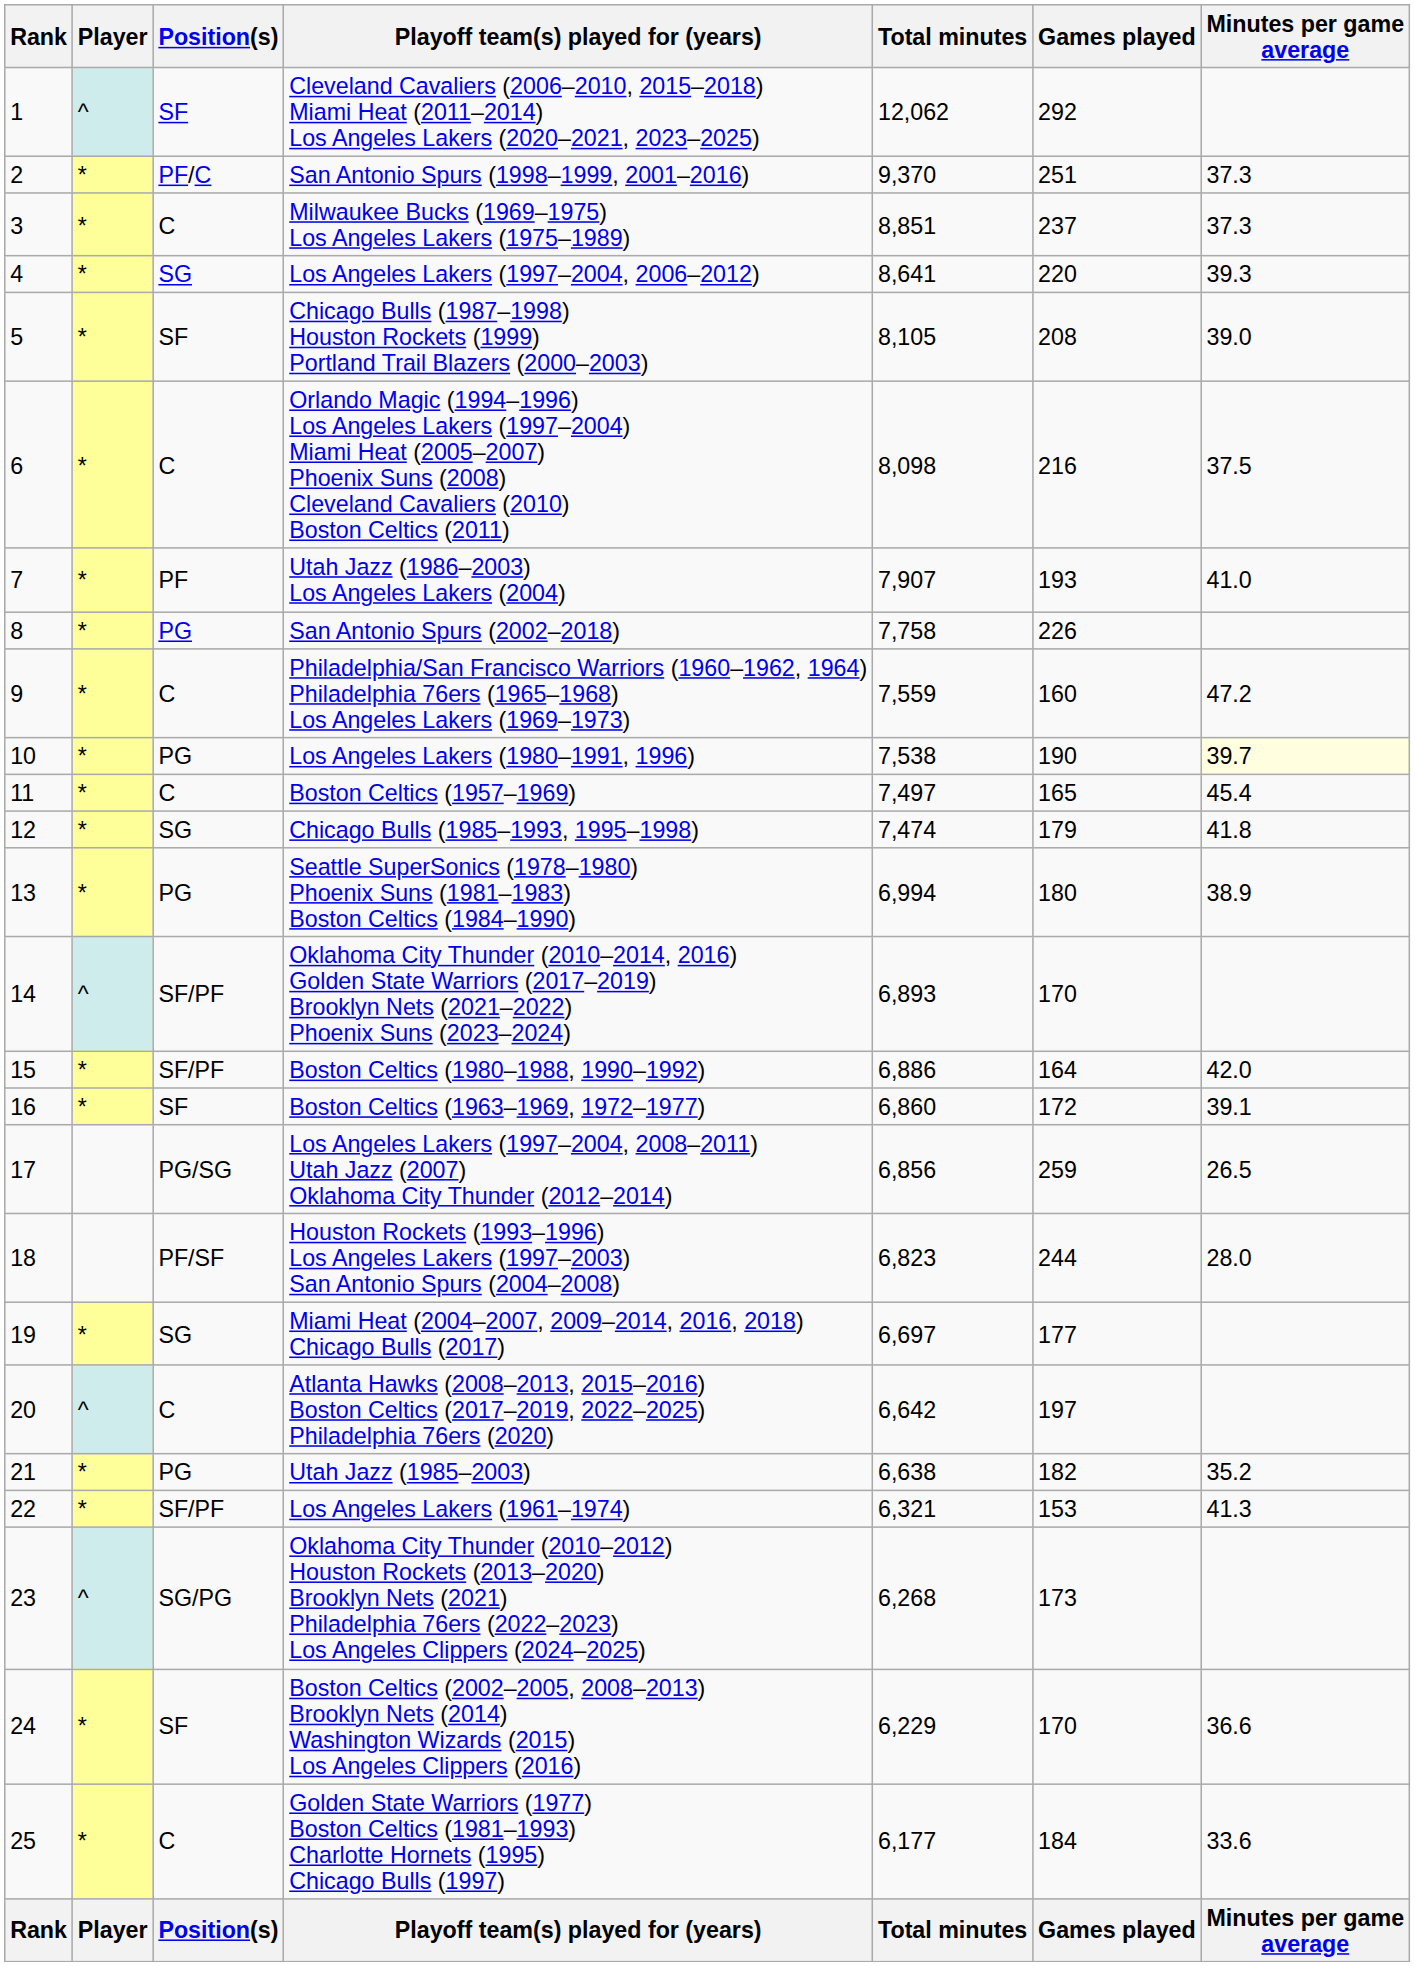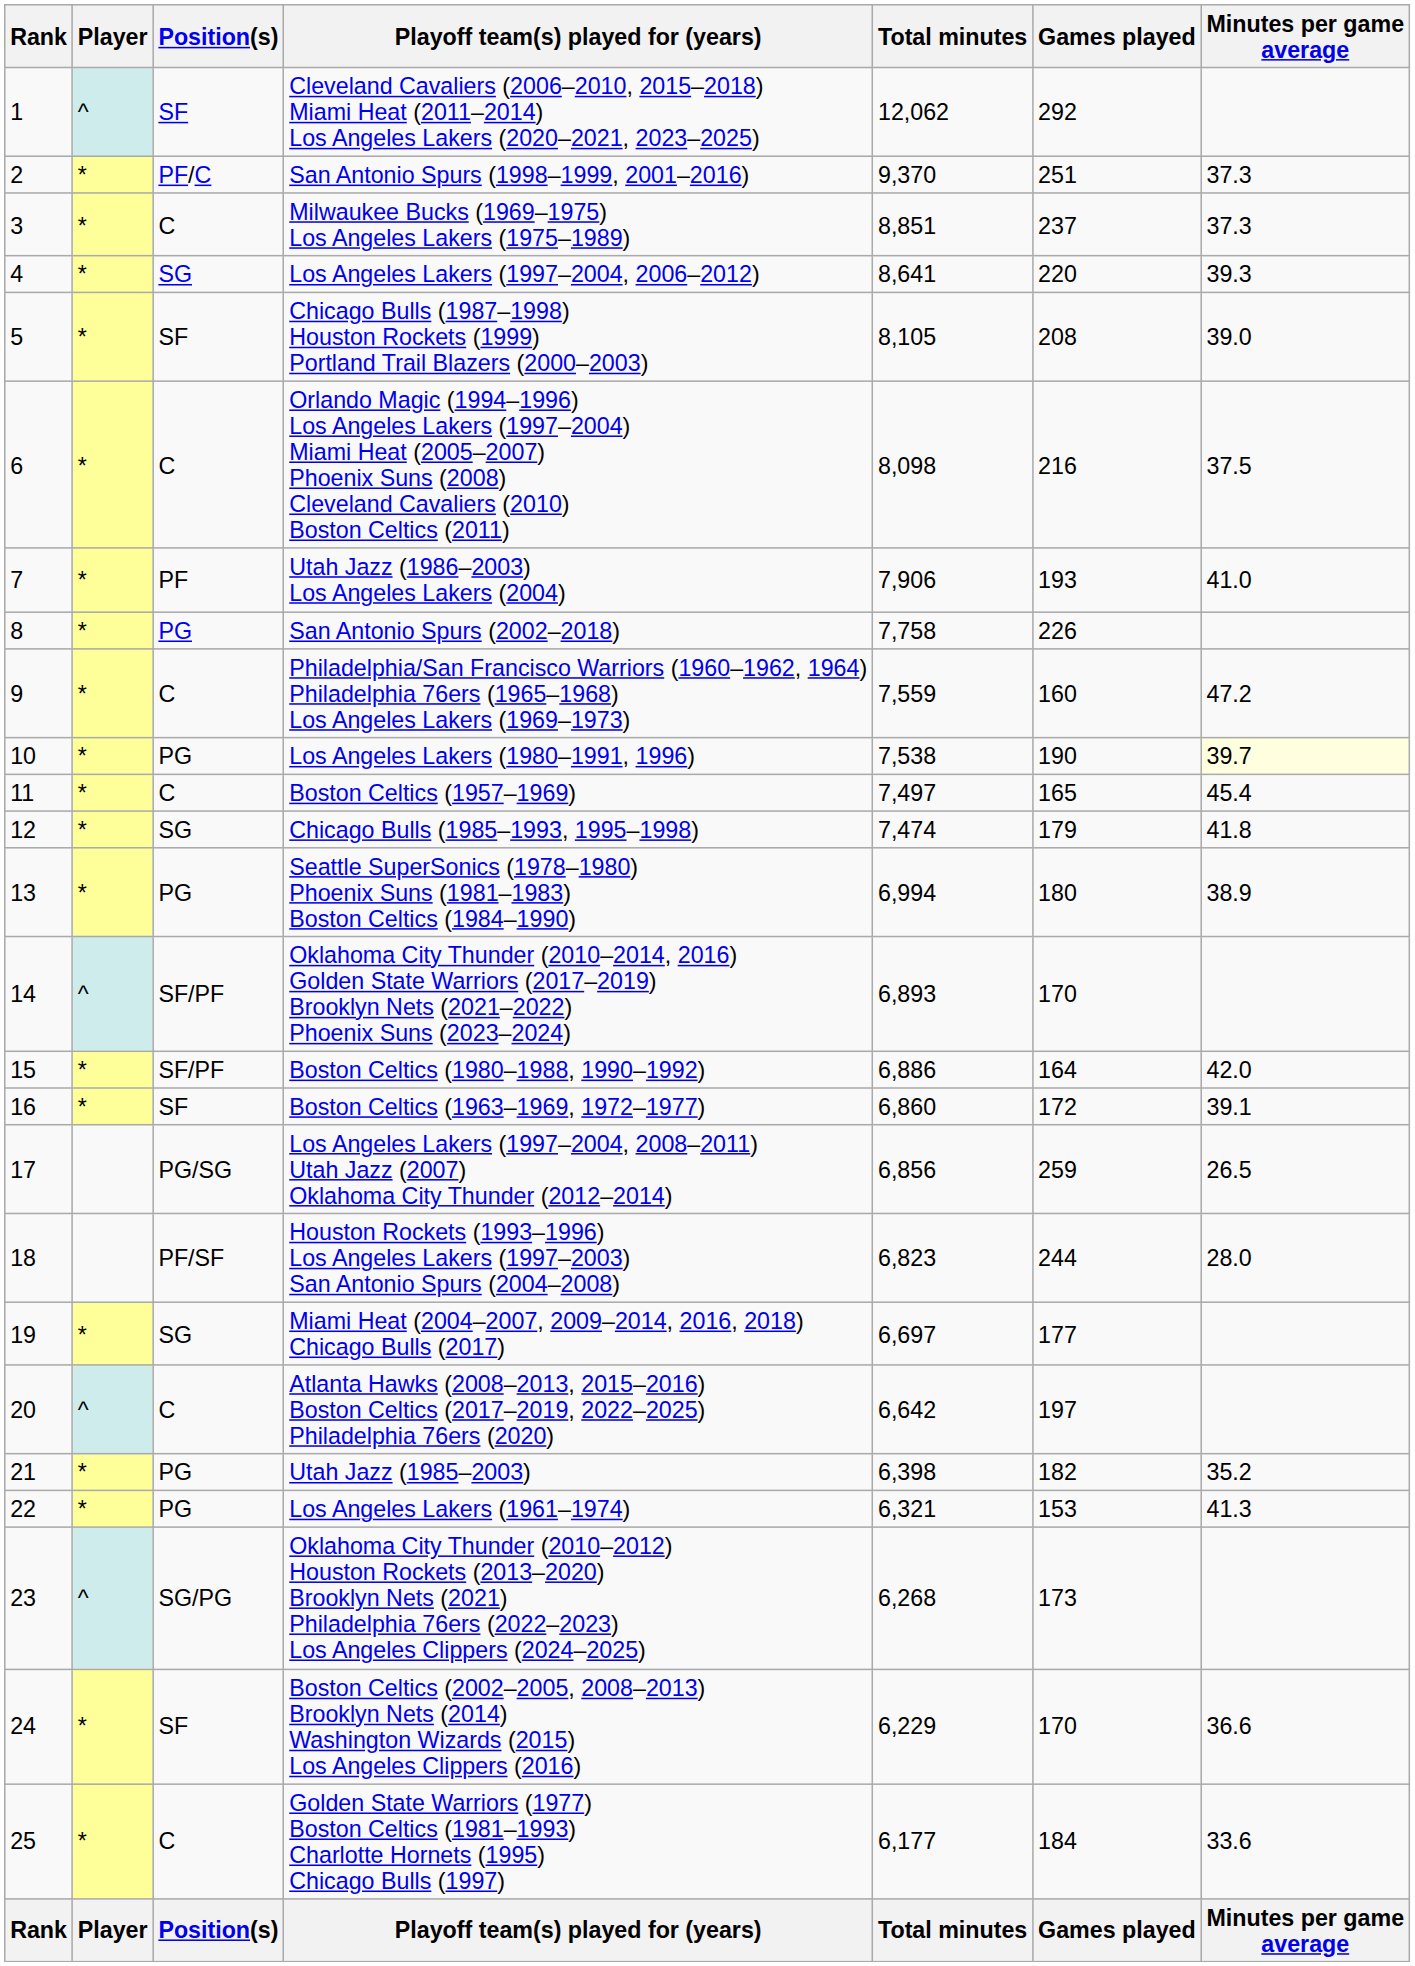(907, 580) 7,907 -> (907, 580) 7,906
(907, 1473) 6,638 -> (907, 1473) 6,398
(191, 1510) SF/PF -> (175, 1510) PG
